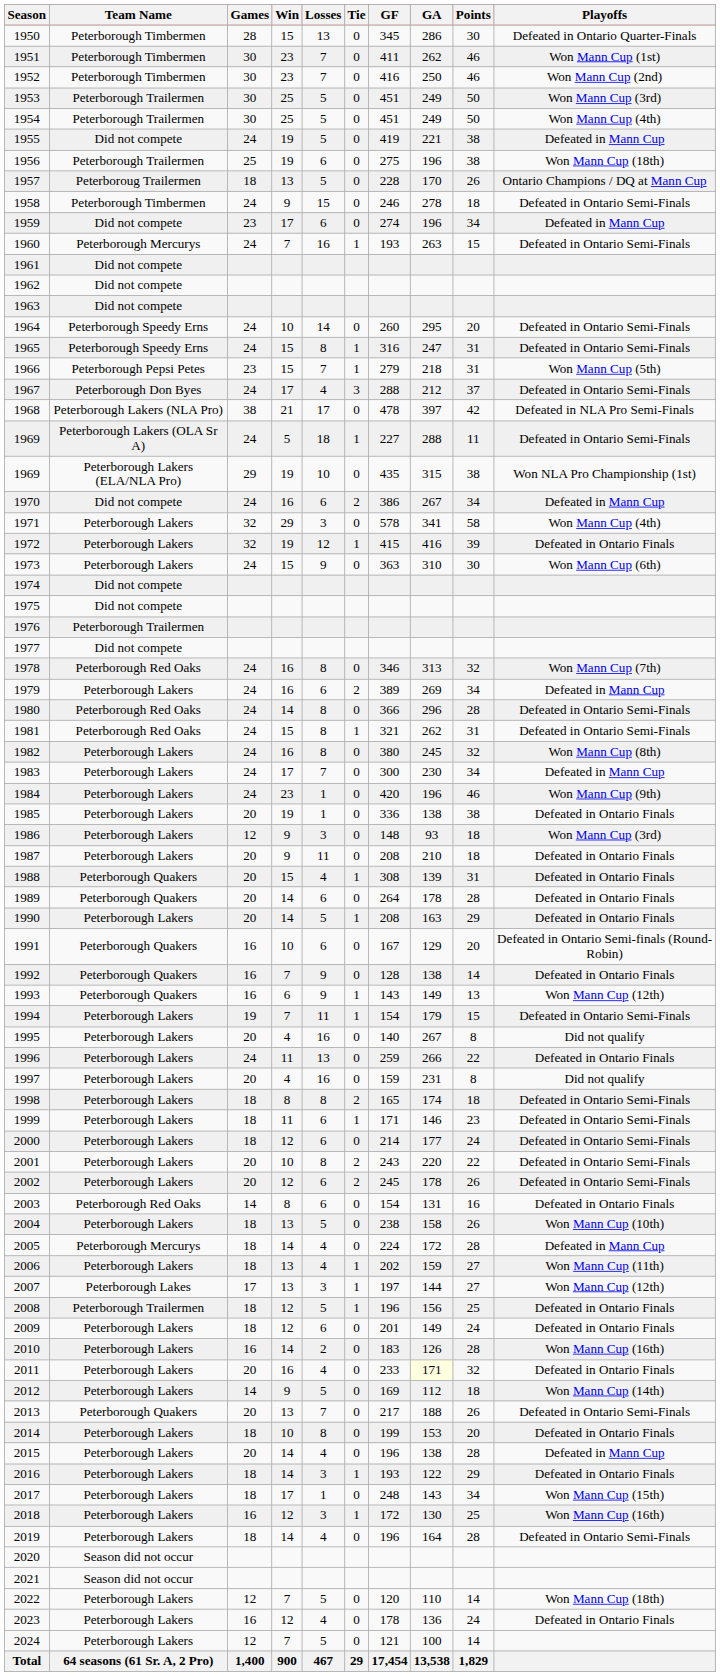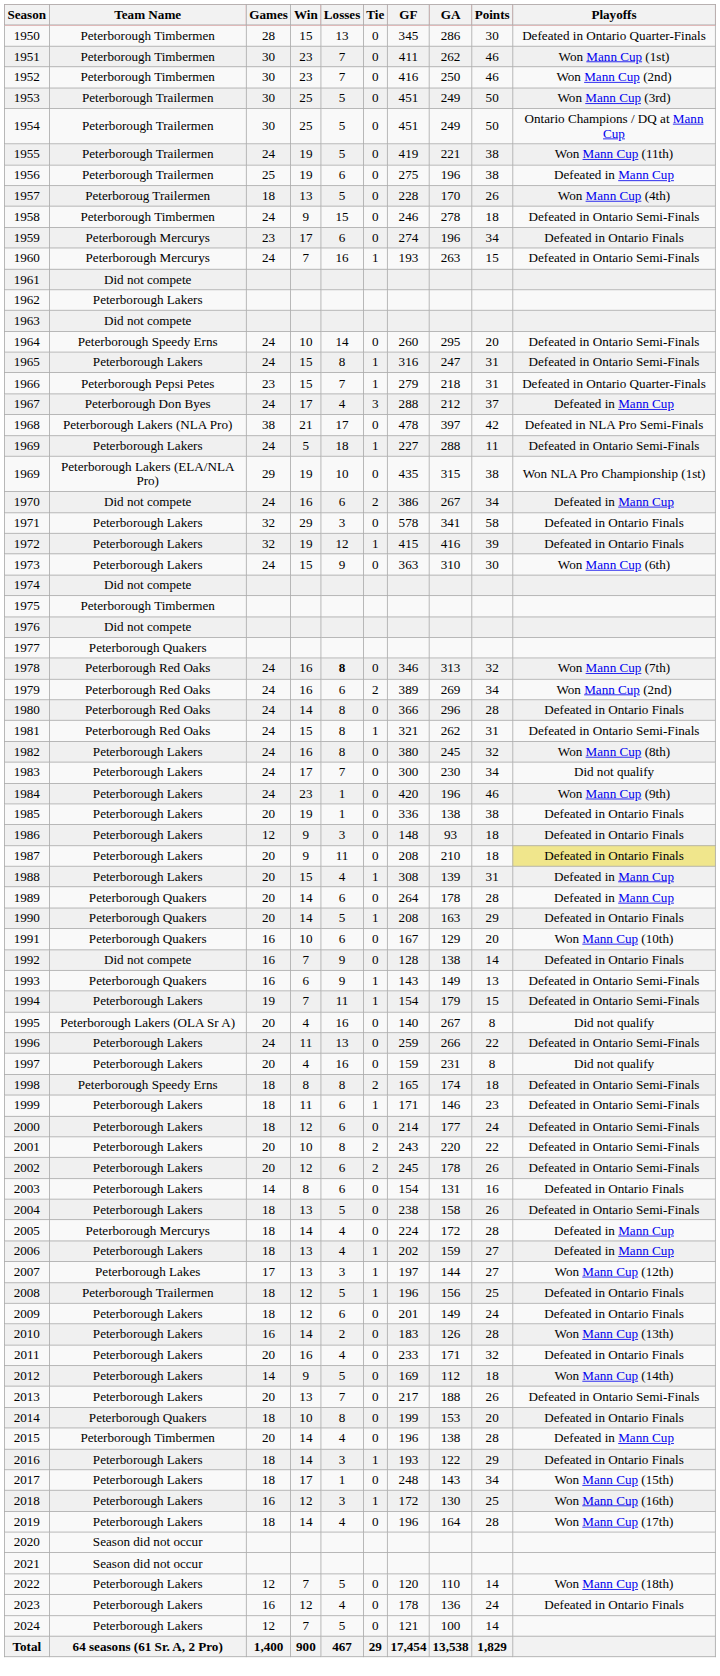(605, 118) Won Mann Cup (4th) -> (614, 126) Ontario Champions / DQ at Mann Cup
(138, 139) Did not compete -> (148, 154) Peterborough Trailermen
(605, 139) Defeated in Mann Cup -> (614, 154) Won Mann Cup (11th)
(605, 160) Won Mann Cup (18th) -> (614, 175) Defeated in Mann Cup
(605, 181) Ontario Champions / DQ at Mann Cup -> (614, 196) Won Mann Cup (4th)
(138, 222) Did not compete -> (148, 237) Peterborough Mercurys
(605, 222) Defeated in Mann Cup -> (614, 237) Defeated in Ontario Finals
(138, 285) Did not compete -> (148, 300) Peterborough Lakers
(138, 347) Peterborough Speedy Erns -> (148, 362) Peterborough Lakers
(605, 368) Won Mann Cup (5th) -> (614, 383) Defeated in Ontario Quarter-Finals
(605, 389) Defeated in Ontario Semi-Finals -> (614, 404) Defeated in Mann Cup
(138, 438) Peterborough Lakers (OLA Sr A) -> (148, 445) Peterborough Lakers
(605, 522) Won Mann Cup (4th) -> (614, 522) Defeated in Ontario Finals
(138, 606) Did not compete -> (148, 606) Peterborough Timbermen
(138, 627) Peterborough Trailermen -> (148, 627) Did not compete
(138, 647) Did not compete -> (148, 647) Peterborough Quakers
(323, 668) normal -> (342, 668) bold
(138, 689) Peterborough Lakers -> (148, 689) Peterborough Red Oaks
(605, 689) Defeated in Mann Cup -> (614, 689) Won Mann Cup (2nd)
(605, 710) Defeated in Ontario Semi-Finals -> (614, 710) Defeated in Ontario Finals
(605, 772) Defeated in Mann Cup -> (614, 772) Did not qualify
(605, 835) Won Mann Cup (3rd) -> (614, 835) Defeated in Ontario Finals
(605, 855) no background -> (614, 855) khaki background
(138, 876) Peterborough Quakers -> (148, 876) Peterborough Lakers
(605, 876) Defeated in Ontario Finals -> (614, 876) Defeated in Mann Cup
(605, 897) Defeated in Ontario Finals -> (614, 897) Defeated in Mann Cup
(138, 918) Peterborough Lakers -> (148, 918) Peterborough Quakers
(605, 946) Defeated in Ontario Semi-finals (Round-Robin) -> (614, 939) Won Mann Cup (10th)
(138, 974) Peterborough Quakers -> (148, 959) Did not compete
(605, 995) Won Mann Cup (12th) -> (614, 980) Defeated in Ontario Semi-Finals
(138, 1037) Peterborough Lakers -> (148, 1022) Peterborough Lakers (OLA Sr A)
(605, 1057) Defeated in Ontario Finals -> (614, 1043) Defeated in Ontario Semi-Finals
(138, 1099) Peterborough Lakers -> (148, 1084) Peterborough Speedy Erns
(138, 1203) Peterborough Red Oaks -> (148, 1188) Peterborough Lakers
(605, 1224) Won Mann Cup (10th) -> (614, 1209) Defeated in Ontario Semi-Finals
(605, 1266) Won Mann Cup (11th) -> (614, 1251) Defeated in Mann Cup
(605, 1349) Won Mann Cup (16th) -> (614, 1334) Won Mann Cup (13th)
(432, 1370) lightyellow background -> (451, 1355) no background
(138, 1411) Peterborough Quakers -> (148, 1396) Peterborough Lakers
(138, 1432) Peterborough Lakers -> (148, 1417) Peterborough Quakers
(138, 1453) Peterborough Lakers -> (148, 1438) Peterborough Timbermen
(605, 1536) Defeated in Ontario Semi-Finals -> (614, 1521) Won Mann Cup (17th)
